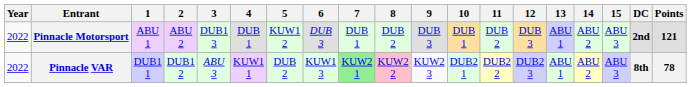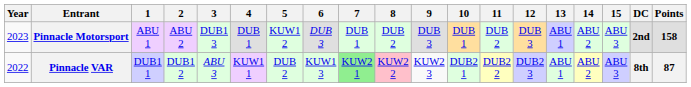(18, 37) 2022 -> (18, 37) 2023
(669, 37) 121 -> (669, 37) 158
(669, 67) 78 -> (669, 67) 87
